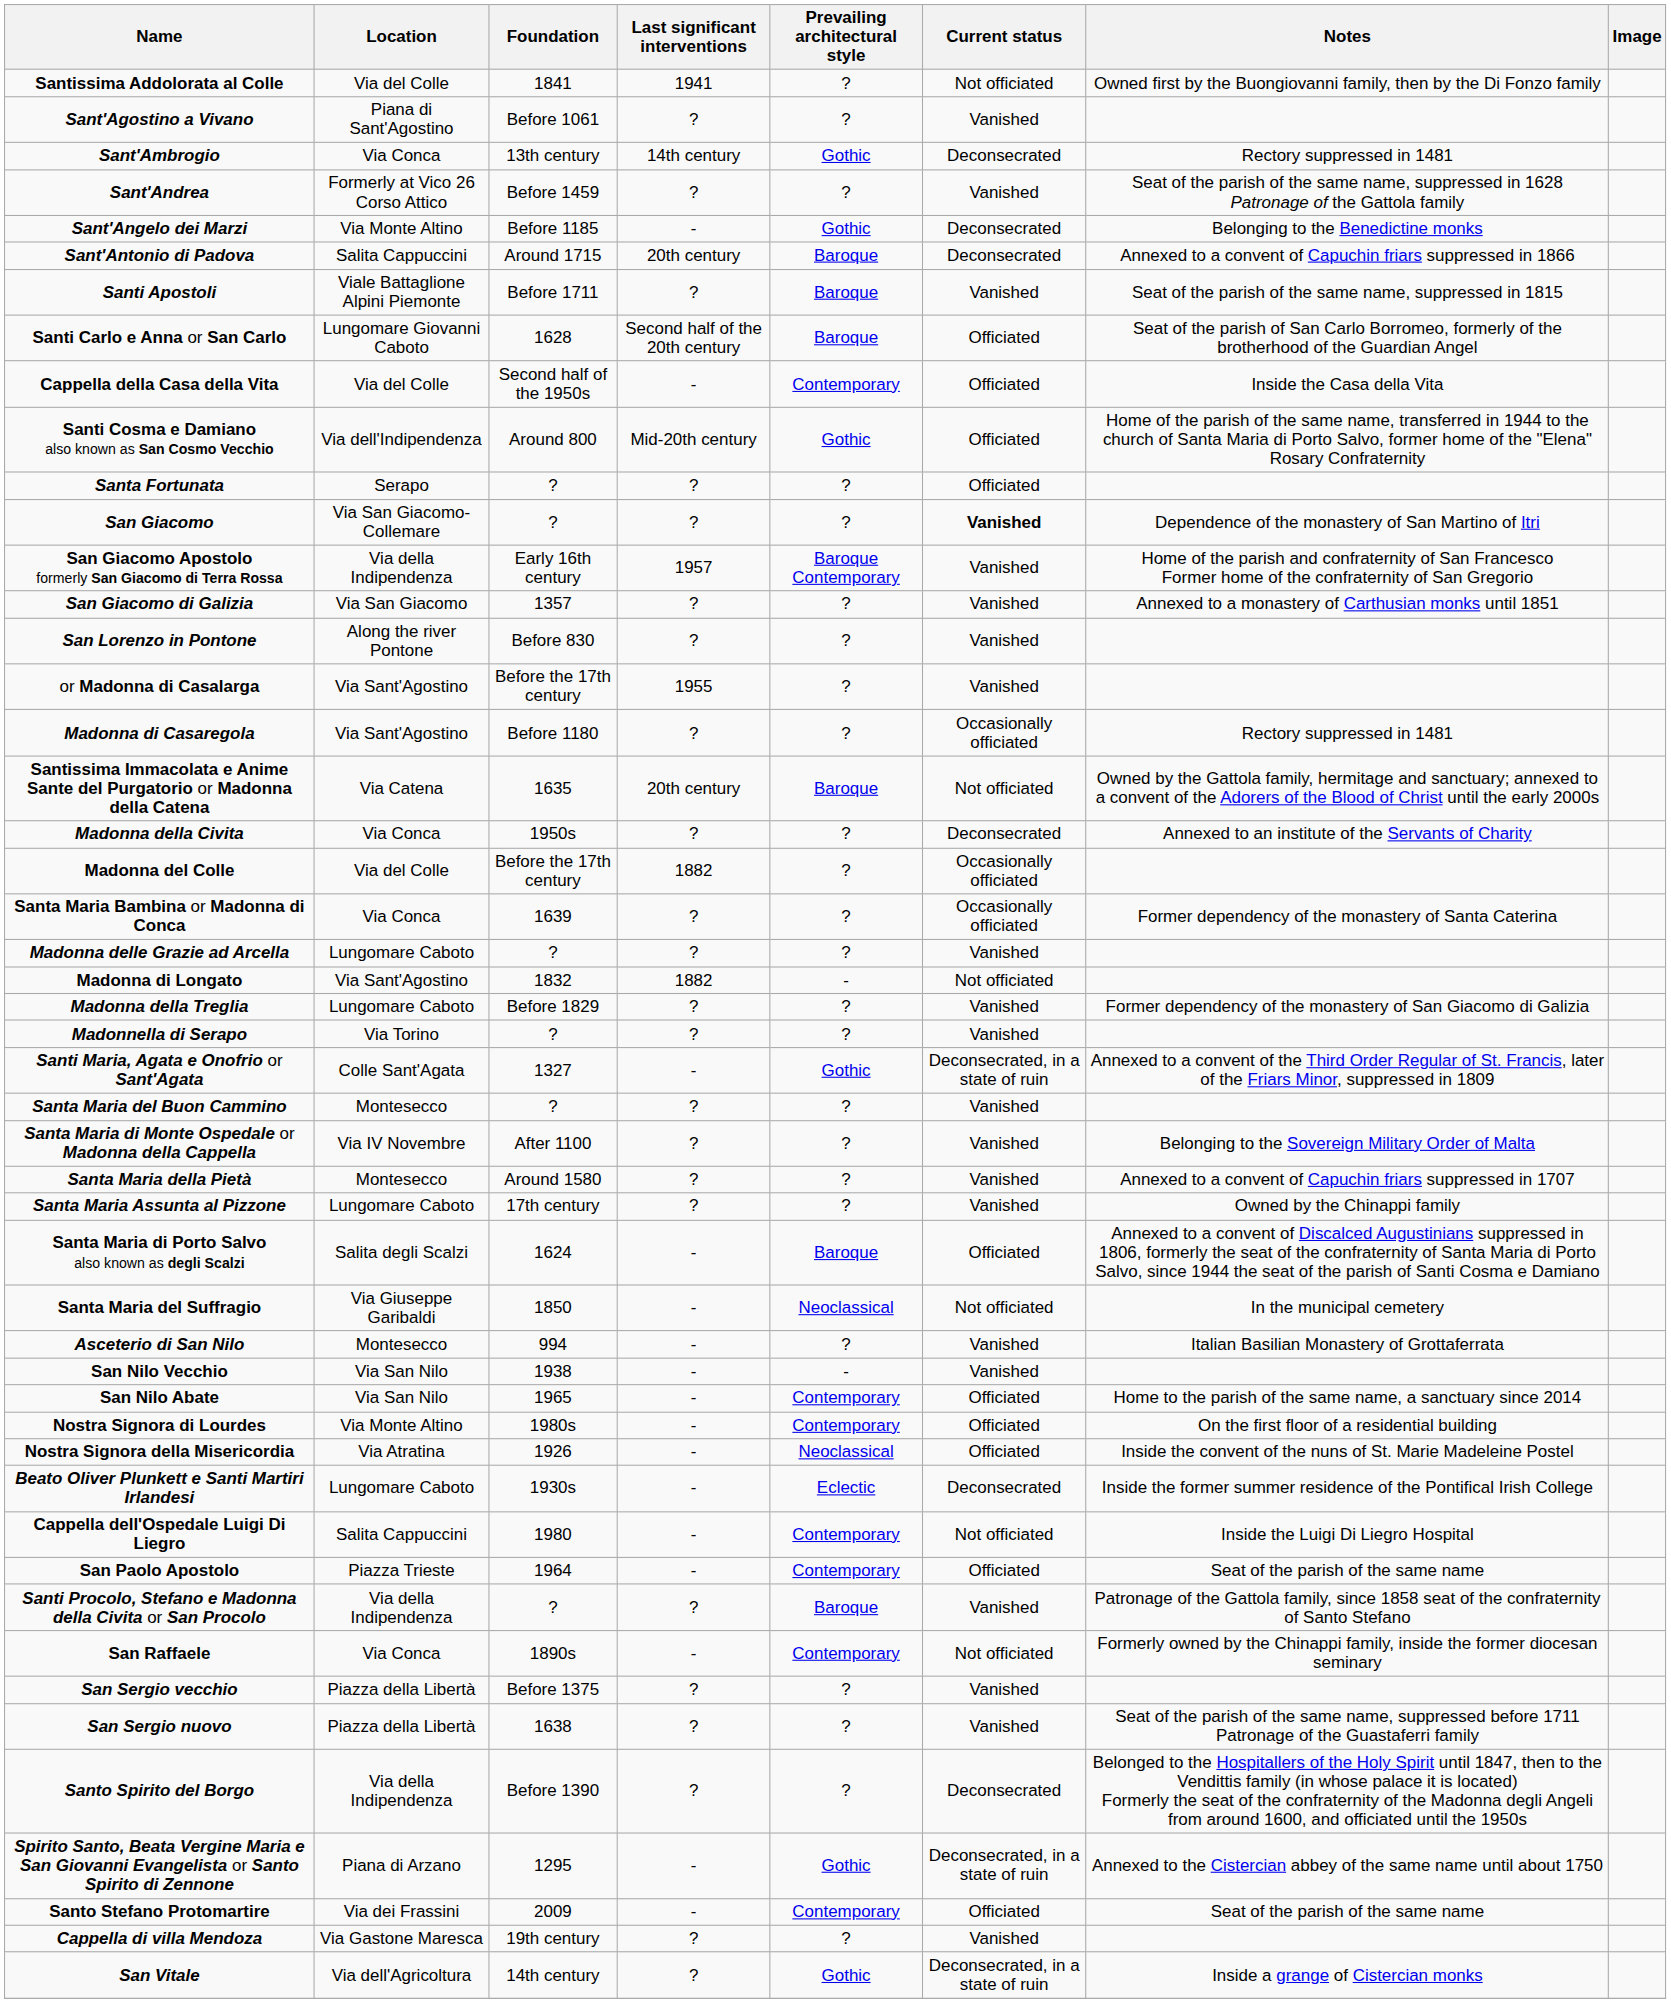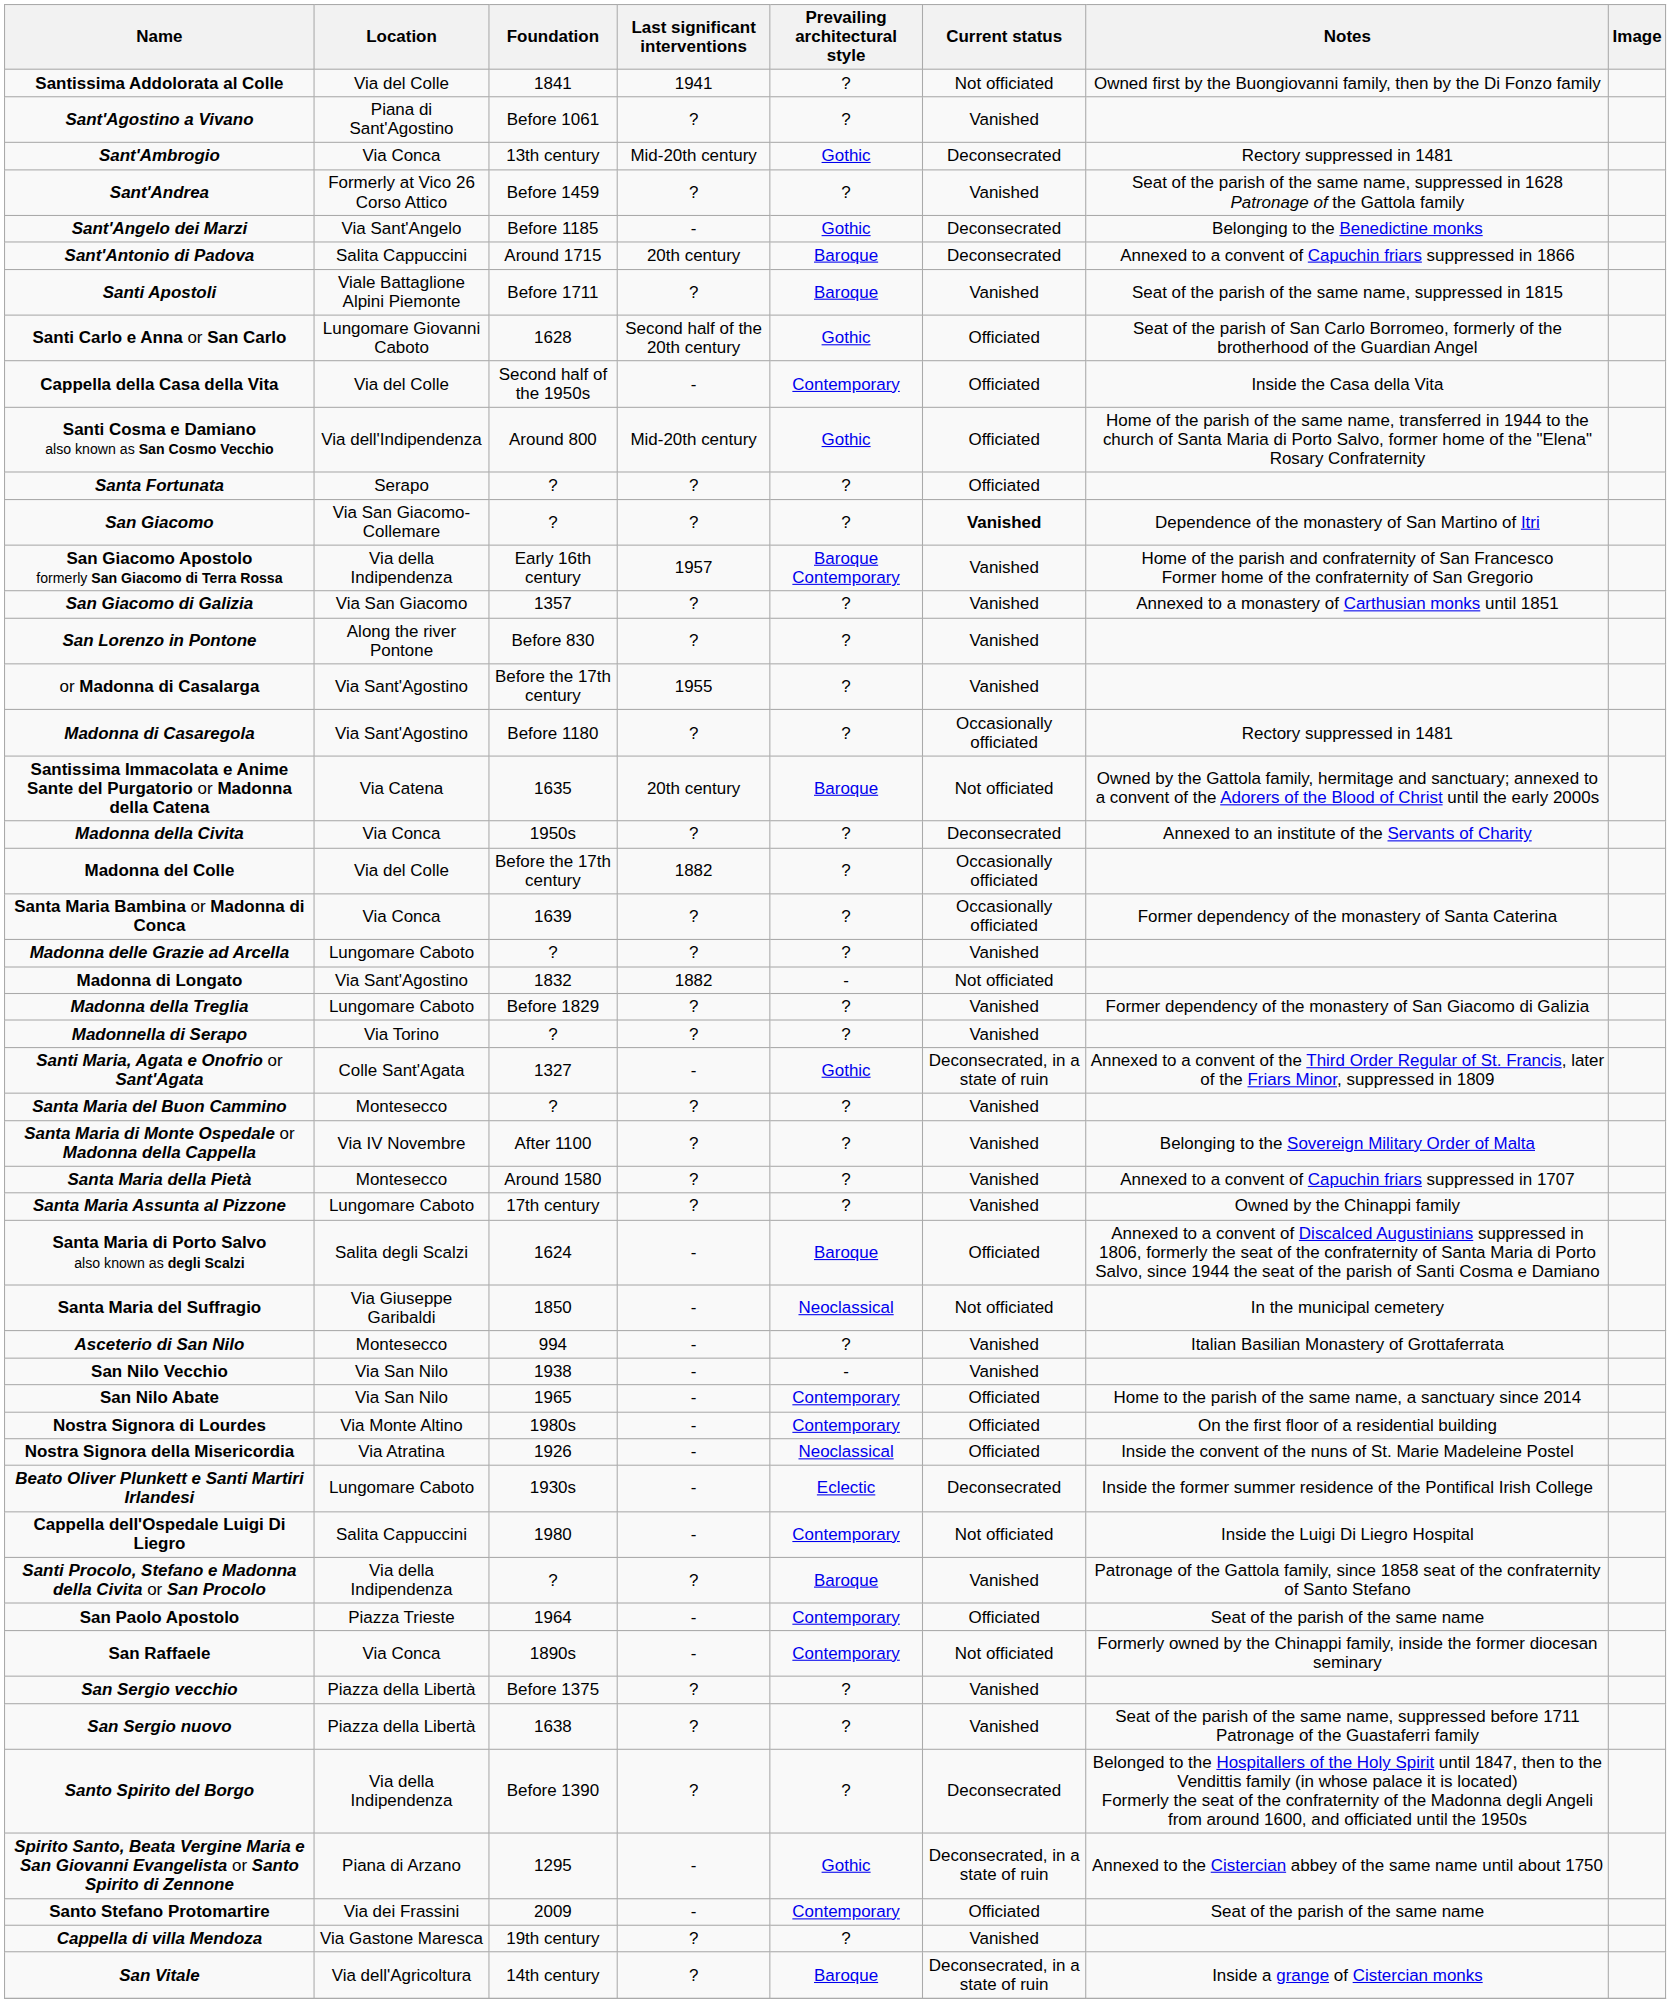(694, 155) 14th century -> (694, 155) Mid-20th century
(401, 228) Via Monte Altino -> (401, 228) Via Sant'Angelo
(846, 338) Baroque -> (846, 338) Gothic
rows swapped: (159, 1570) <-> (159, 1607)
(846, 1975) Gothic -> (846, 1975) Baroque
